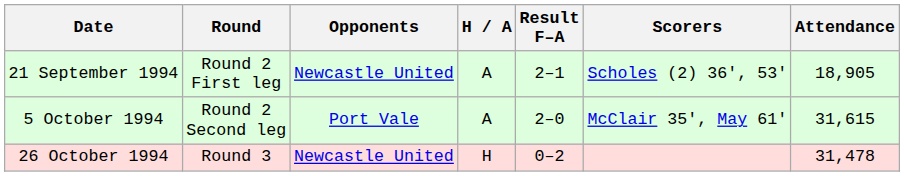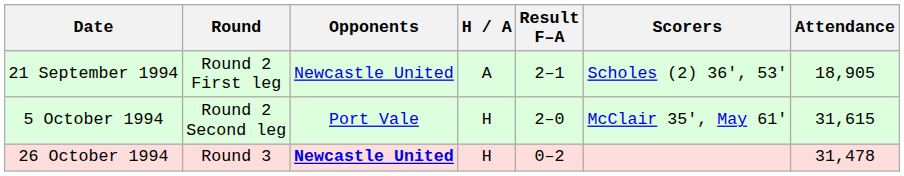(487, 120) A -> (487, 120) H
(374, 157) normal -> (374, 157) bold
